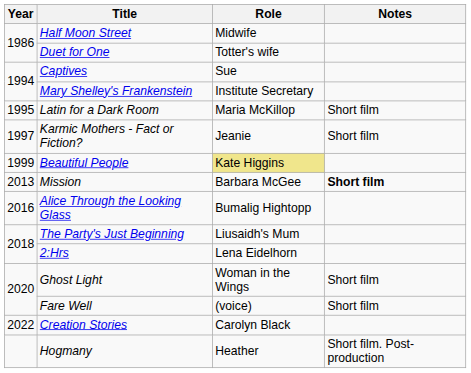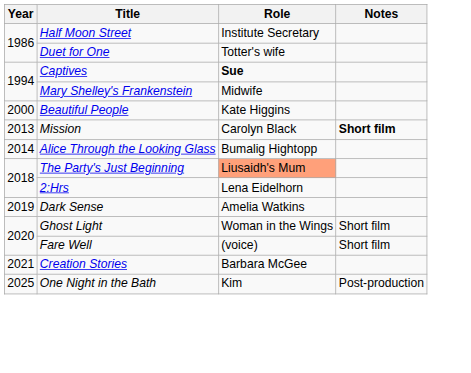(236, 33) Midwife -> (270, 33) Institute Secretary
(226, 71) normal -> (232, 71) bold
(264, 91) Institute Secretary -> (242, 91) Midwife
- row: (99, 110)
- row: (107, 136)
(21, 162) 1999 -> (21, 110) 2000
(250, 162) khaki background -> (256, 110) no background
(258, 182) Barbara McGee -> (259, 129) Carolyn Black
(21, 208) 2016 -> (21, 149) 2014
(257, 234) no background -> (263, 168) lightsalmon background
+ row: (72, 206)
(21, 325) 2022 -> (21, 264) 2021
(253, 325) Carolyn Black -> (264, 264) Barbara McGee
+ row: (98, 284)
- row: (66, 351)
